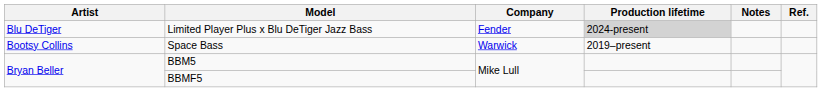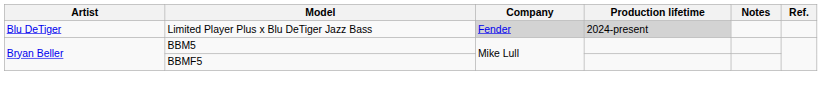(494, 29) no background -> (494, 29) lightgrey background
- row: (195, 45)
